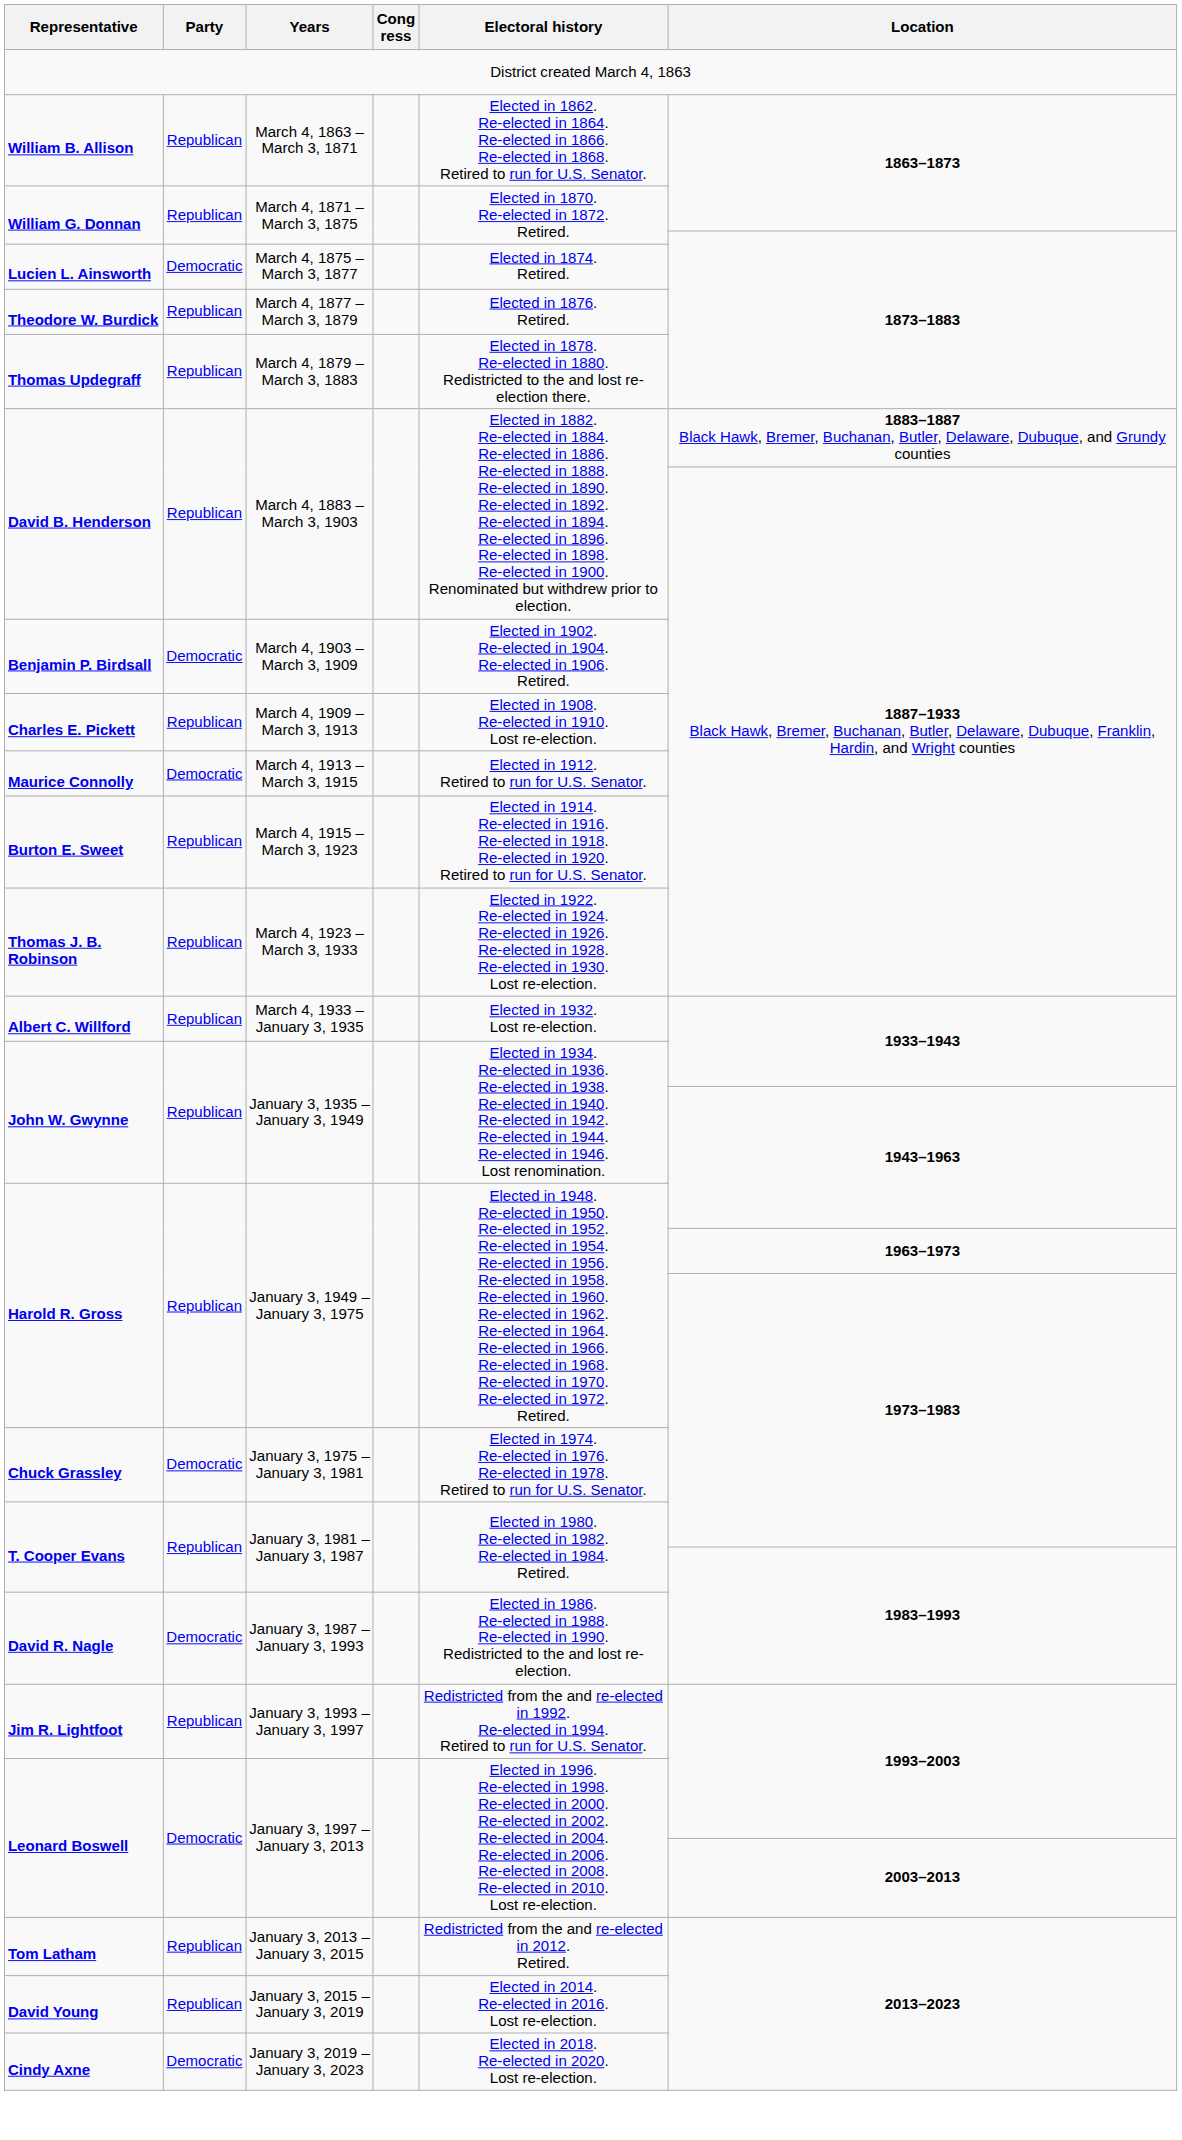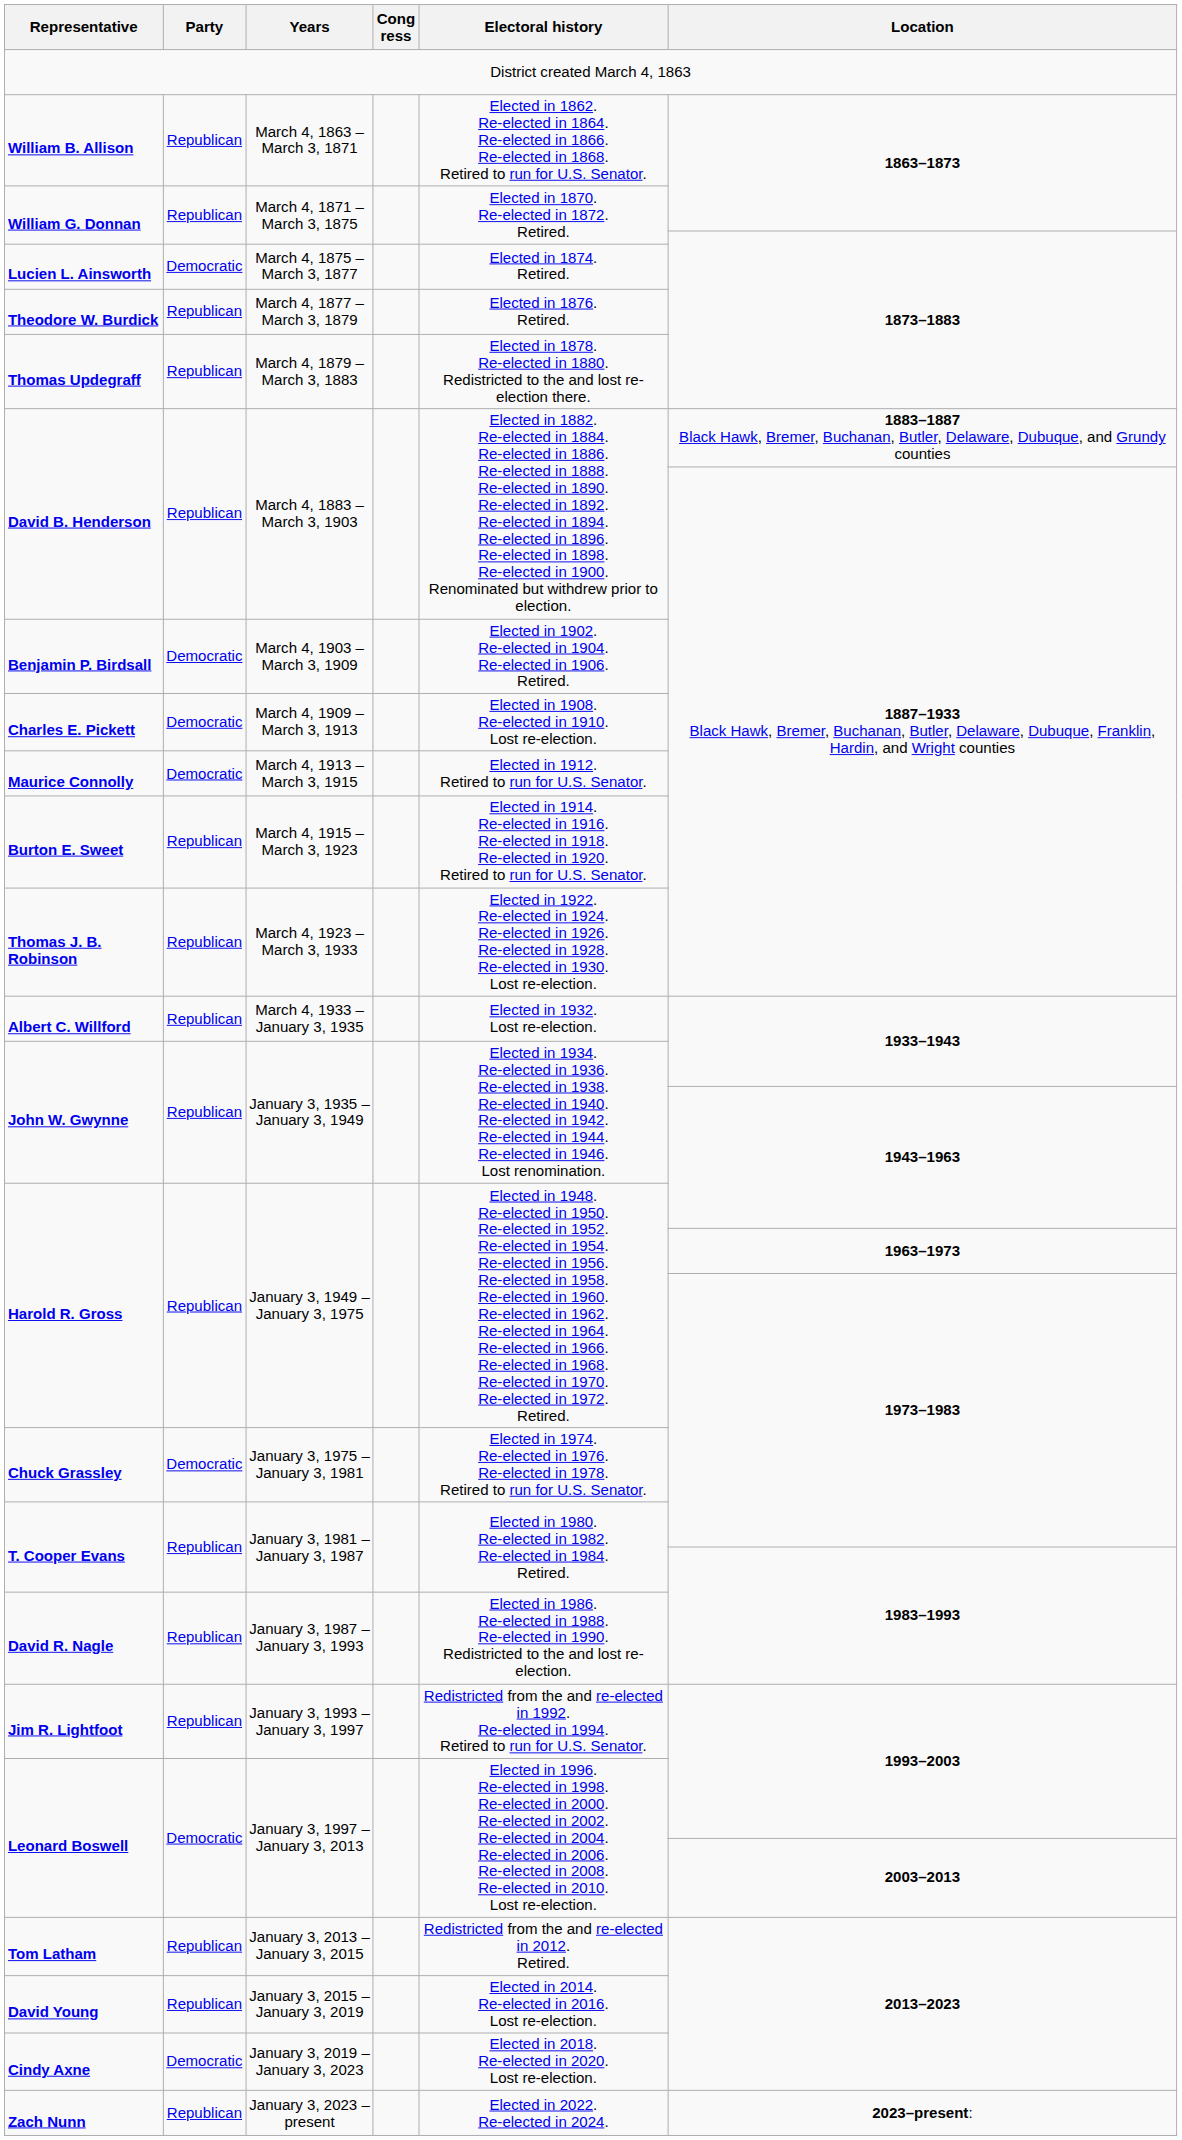(204, 722) Republican -> (204, 722) Democratic
(204, 1638) Democratic -> (204, 1638) Republican
+ row: (47, 2121)
